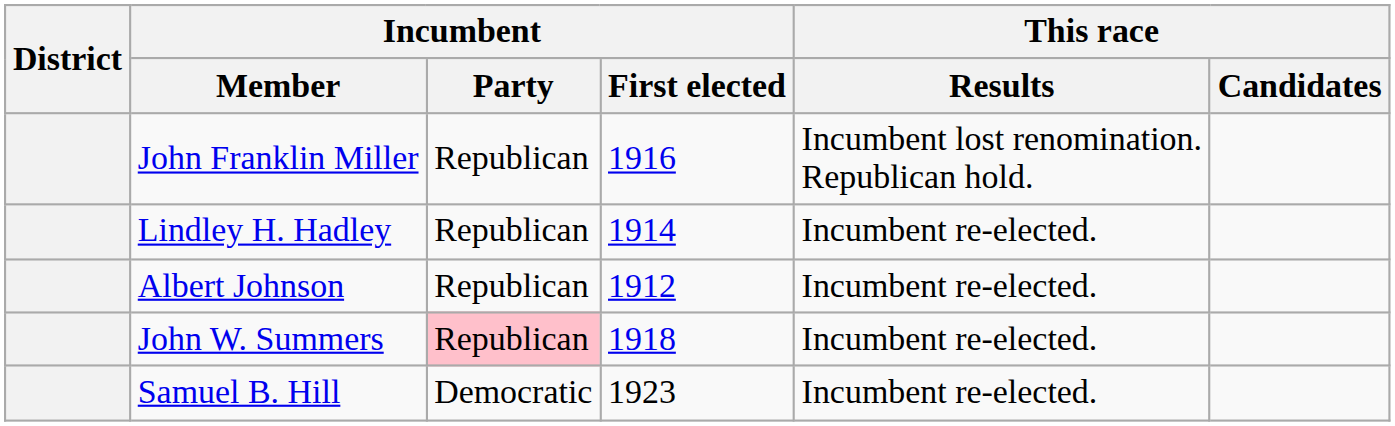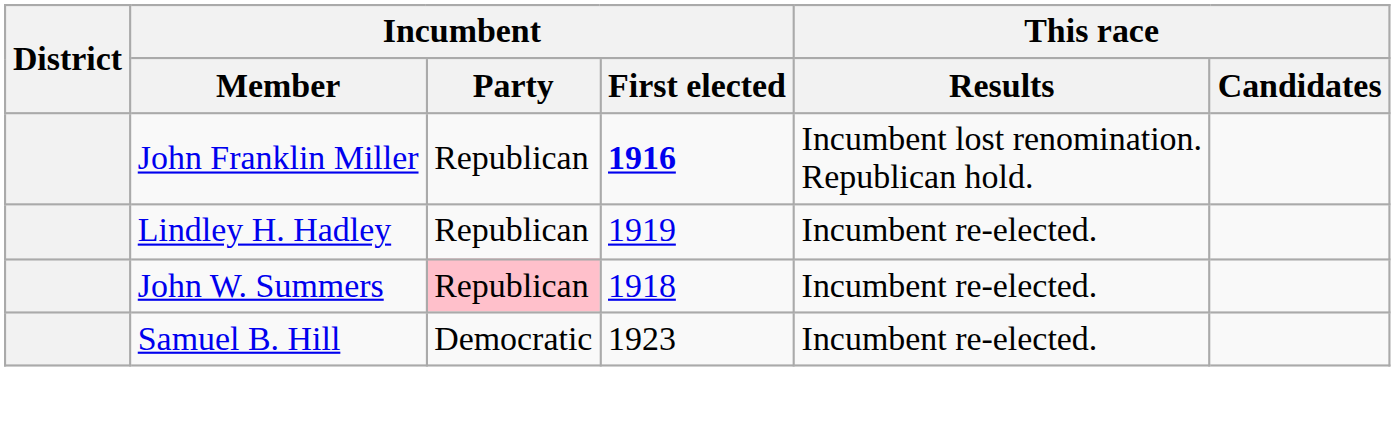(642, 158) normal -> (642, 158) bold
(642, 230) 1914 -> (642, 230) 1919
- row: (241, 284)
